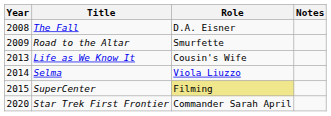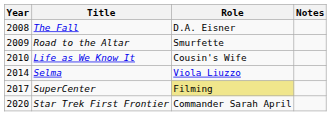(18, 58) 2013 -> (18, 58) 2010
(18, 88) 2015 -> (18, 88) 2017
